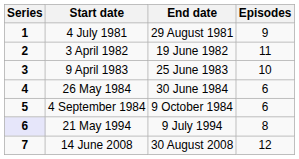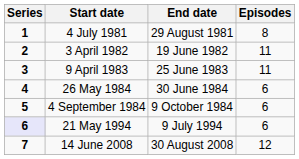(265, 32) 9 -> (265, 32) 8
(265, 70) 10 -> (265, 70) 11
(265, 126) 8 -> (265, 126) 6
